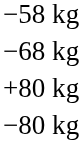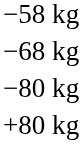rows swapped: (41, 125) <-> (41, 88)
